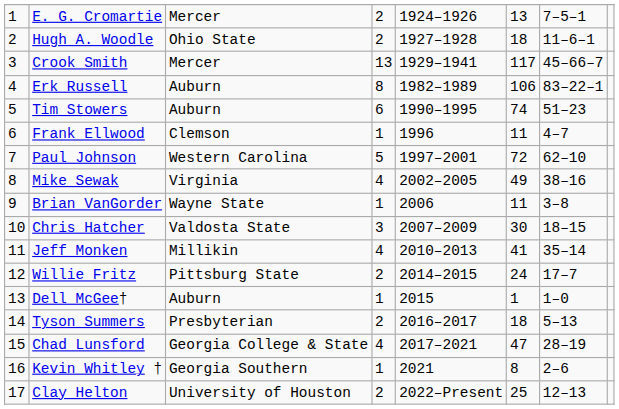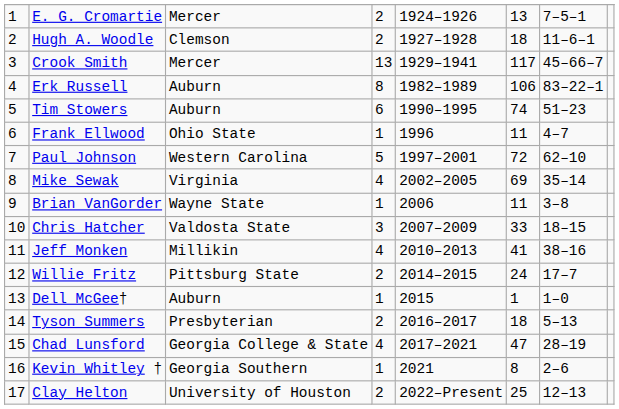(212, 40) Ohio State -> (199, 40) Clemson
(199, 134) Clemson -> (212, 134) Ohio State
(519, 181) 49 -> (519, 181) 69
(564, 181) 38–16 -> (564, 181) 35–14
(519, 228) 30 -> (519, 228) 33
(564, 251) 35–14 -> (564, 251) 38–16
